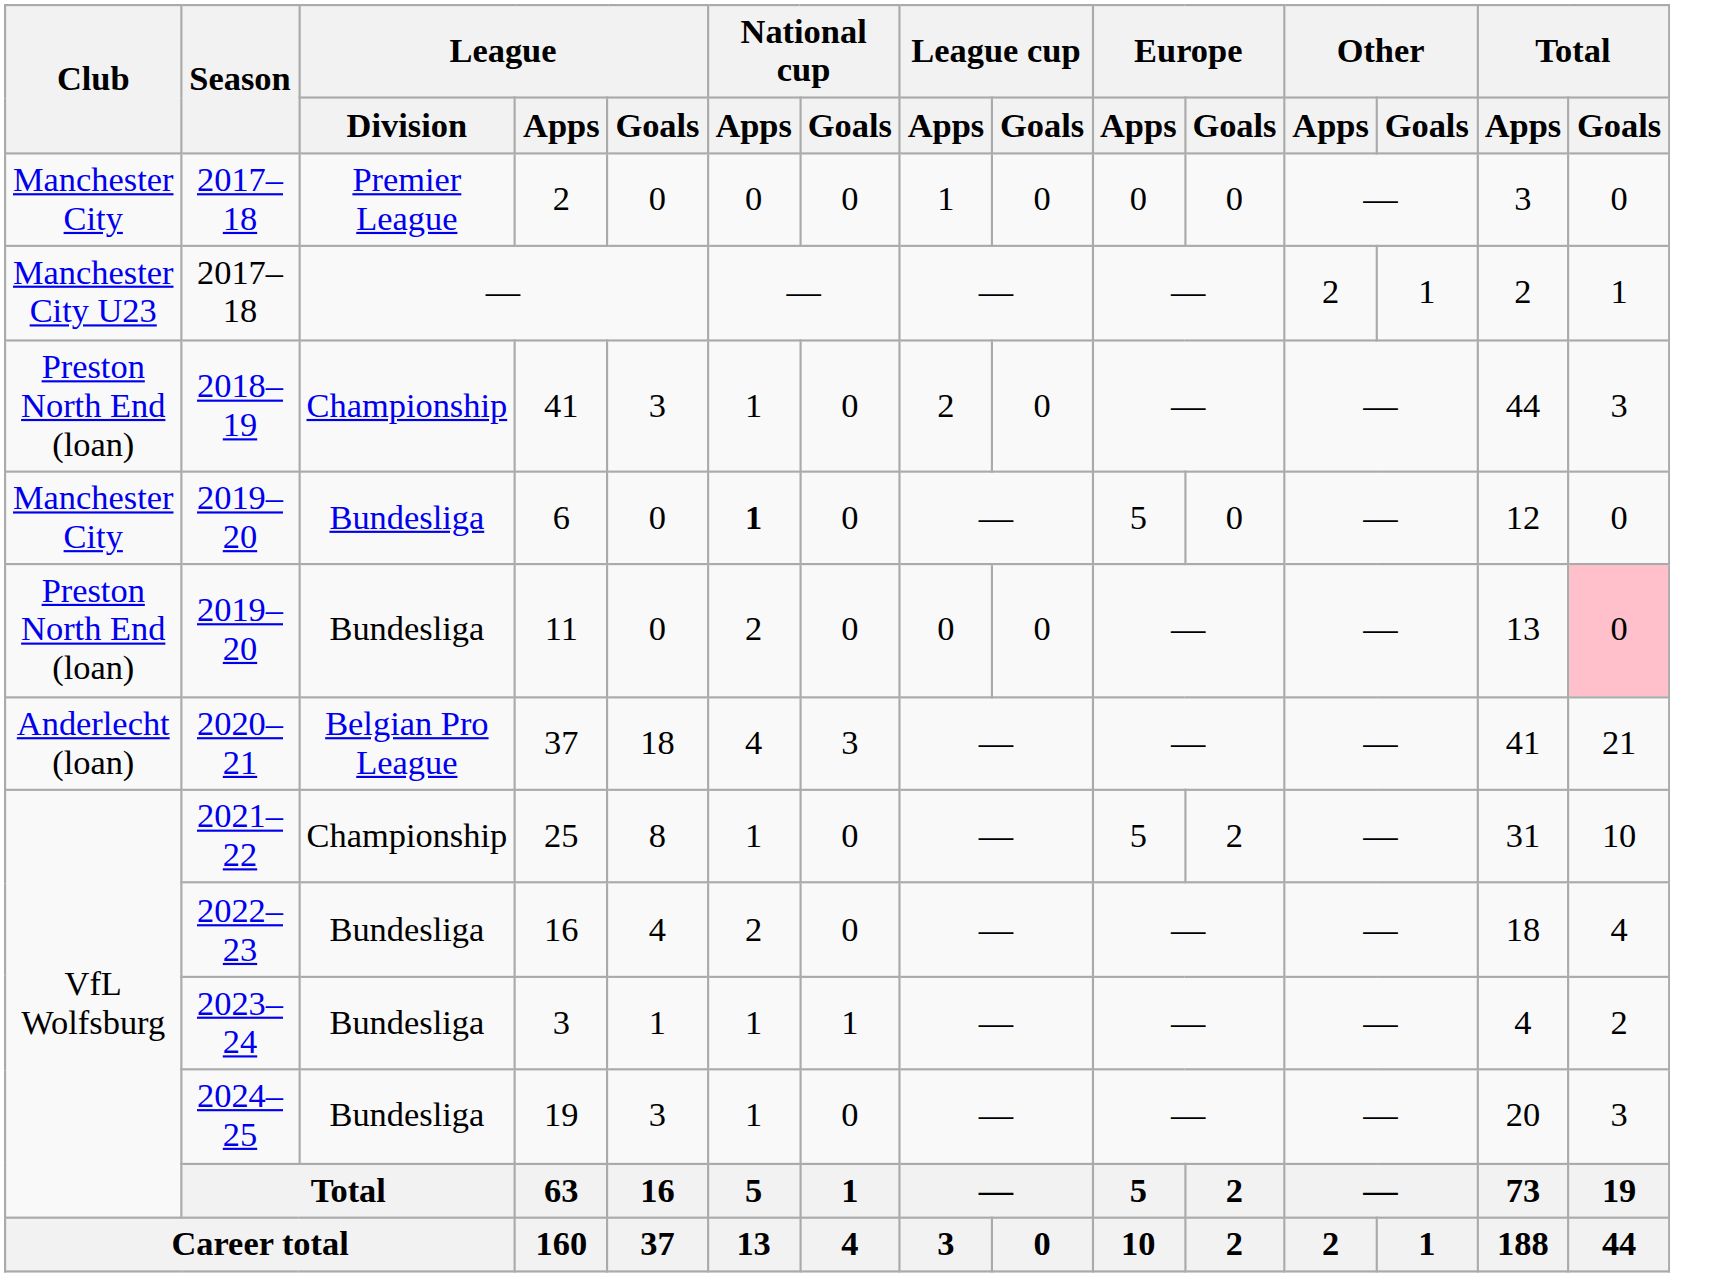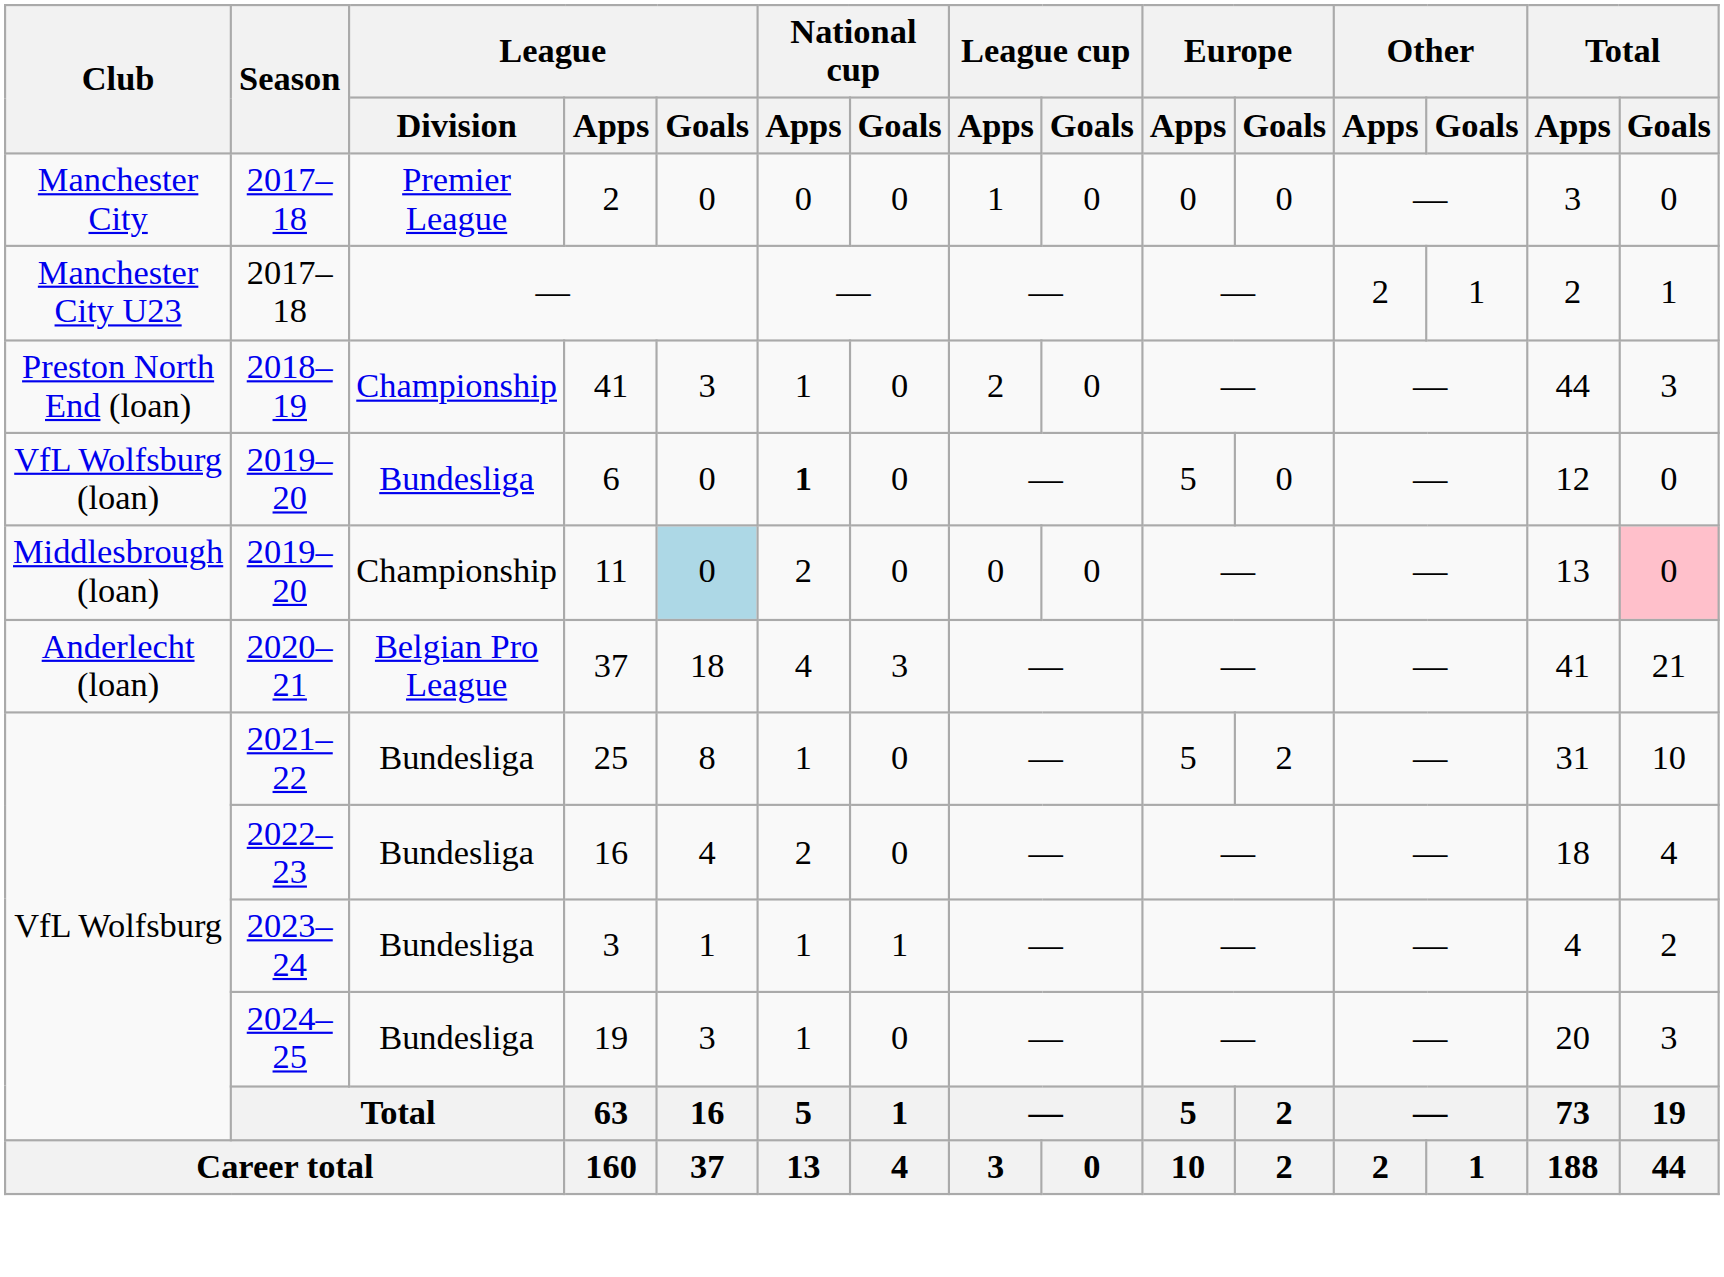(93, 517) Manchester City -> (118, 478) VfL Wolfsburg (loan)
(93, 630) Preston North End (loan) -> (118, 571) Middlesbrough (loan)
(407, 630) Bundesliga -> (457, 571) Championship
(657, 630) no background -> (707, 571) lightblue background
(407, 835) Championship -> (457, 758) Bundesliga
